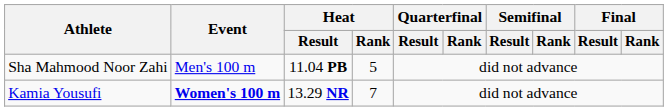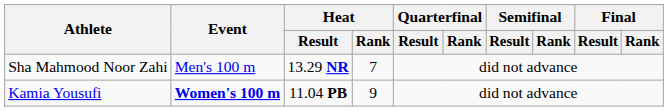(318, 67) 11.04 PB -> (318, 67) 13.29 NR
(373, 67) 5 -> (373, 67) 7
(318, 93) 13.29 NR -> (318, 93) 11.04 PB
(373, 93) 7 -> (373, 93) 9
